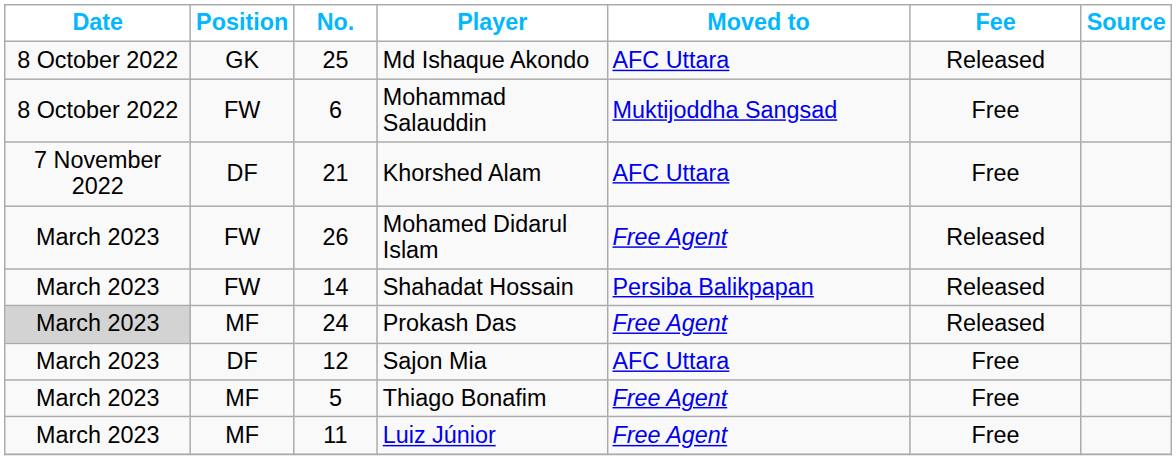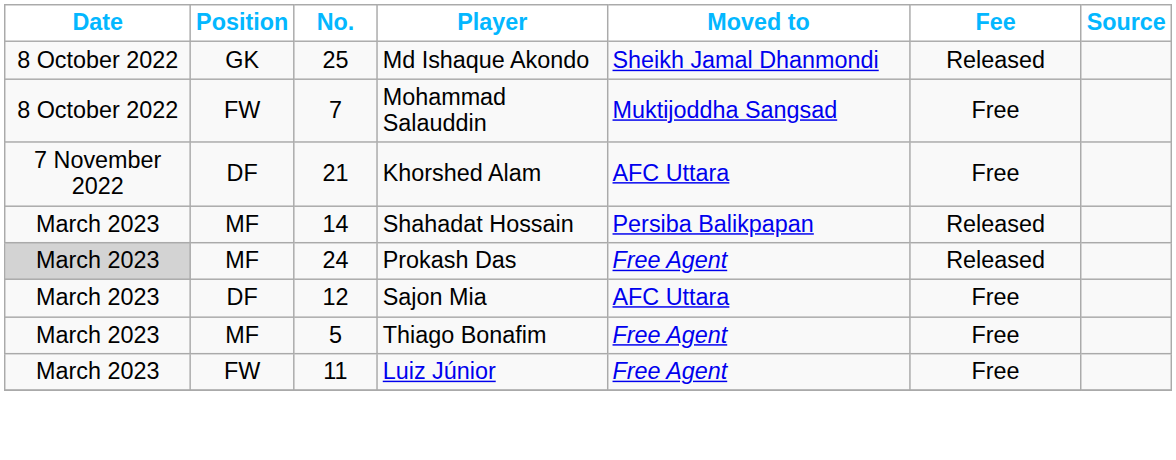(671, 60) AFC Uttara -> (746, 60) Sheikh Jamal Dhanmondi
(335, 110) 6 -> (335, 110) 7
- row: (475, 236)
(242, 287) FW -> (242, 223) MF
(242, 435) MF -> (242, 371) FW
